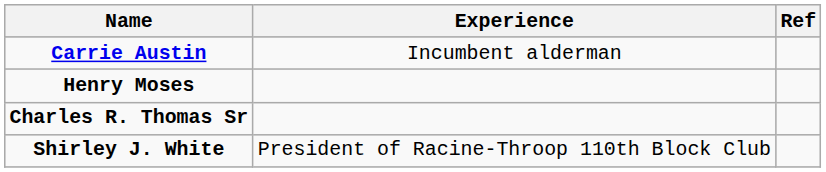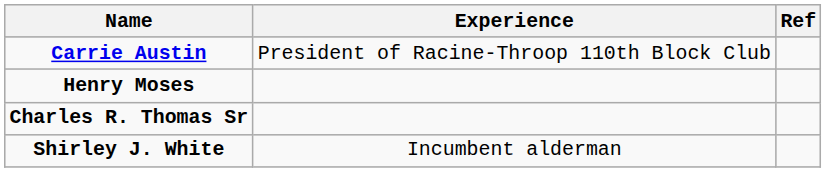(514, 53) Incumbent alderman -> (514, 53) President of Racine-Throop 110th Block Club
(514, 151) President of Racine-Throop 110th Block Club -> (514, 151) Incumbent alderman
